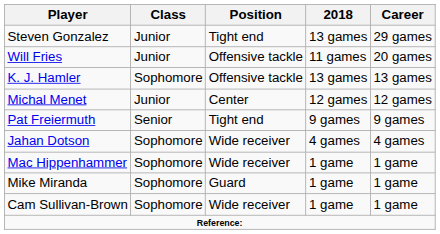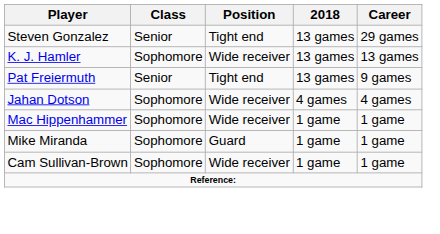(152, 36) Junior -> (153, 36) Senior
- row: (35, 57)
(256, 78) Offensive tackle -> (249, 57) Wide receiver
- row: (47, 99)
(335, 120) 9 games -> (325, 78) 13 games
